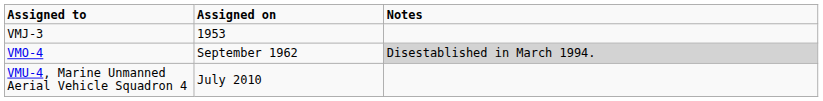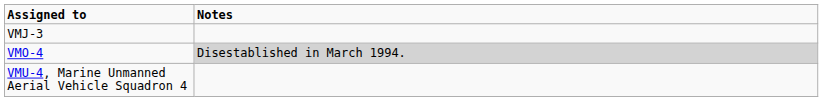- column: (237, 14)
